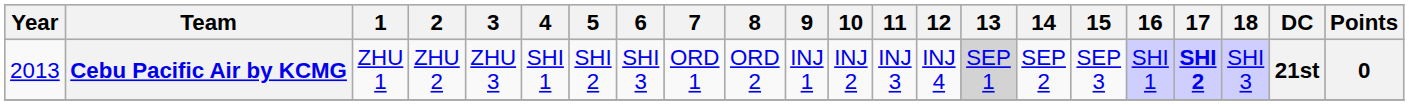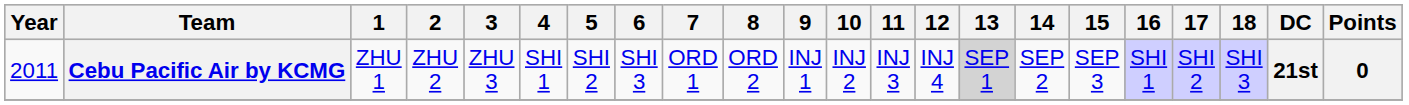(35, 69) 2013 -> (34, 69) 2011
(1198, 69) bold -> (1196, 69) normal
